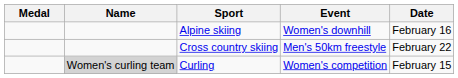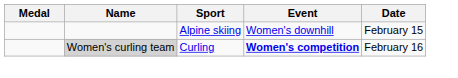(422, 31) February 16 -> (394, 31) February 15
- row: (229, 48)
(335, 65) normal -> (303, 48) bold
(422, 65) February 15 -> (394, 48) February 16
